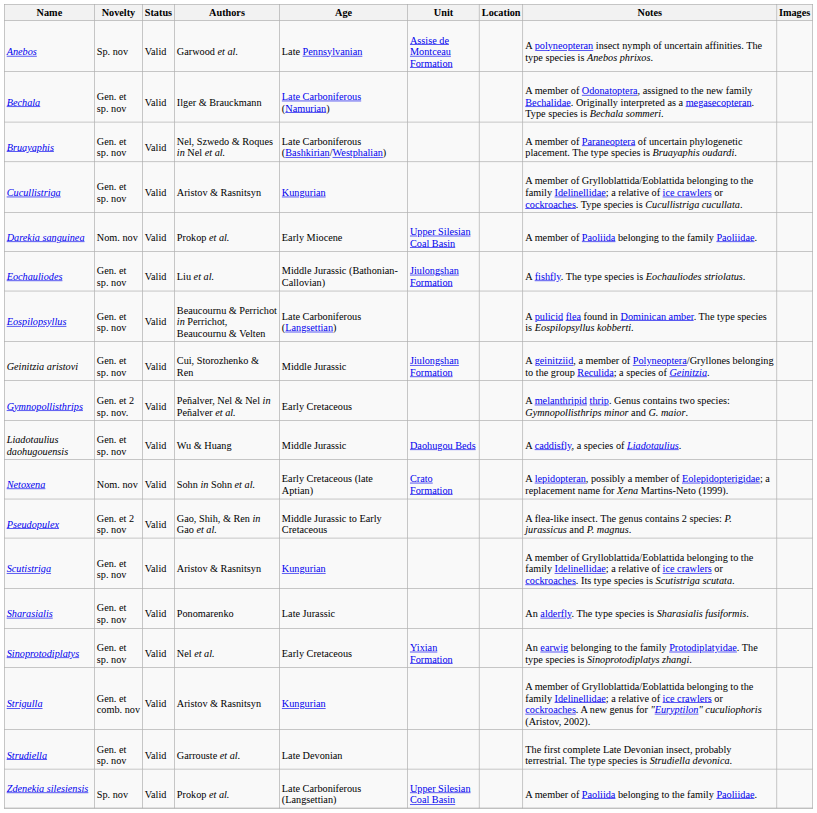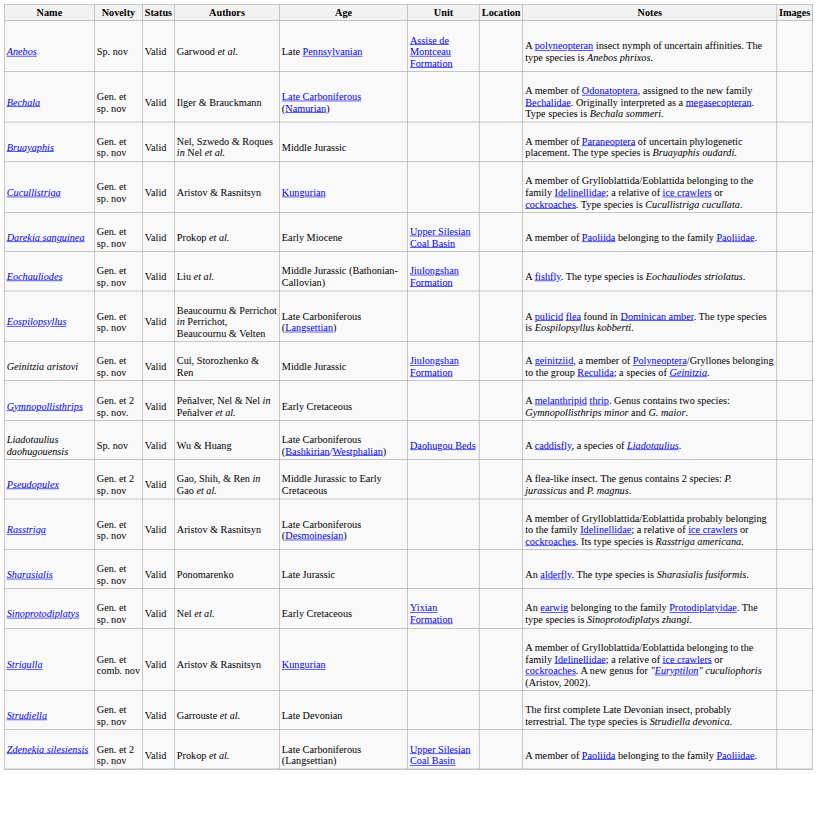(334, 147) Late Carboniferous (Bashkirian/Westphalian) -> (314, 147) Middle Jurassic
(117, 237) Nom. nov -> (112, 237) Gen. et sp. nov
(112, 445) Gen. et sp. nov -> (112, 445) Sp. nov
(314, 445) Middle Jurassic -> (334, 445) Late Carboniferous (Bashkirian/Westphalian)
- row: (26, 485)
+ row: (26, 530)
- row: (29, 569)
(112, 794) Sp. nov -> (115, 755) Gen. et 2 sp. nov
